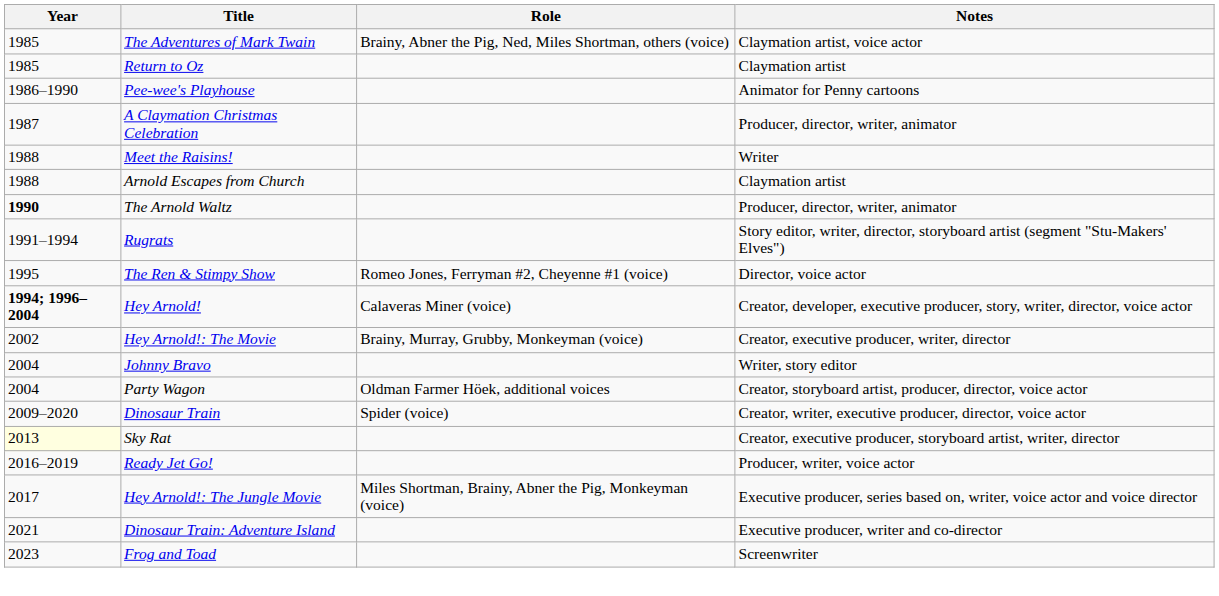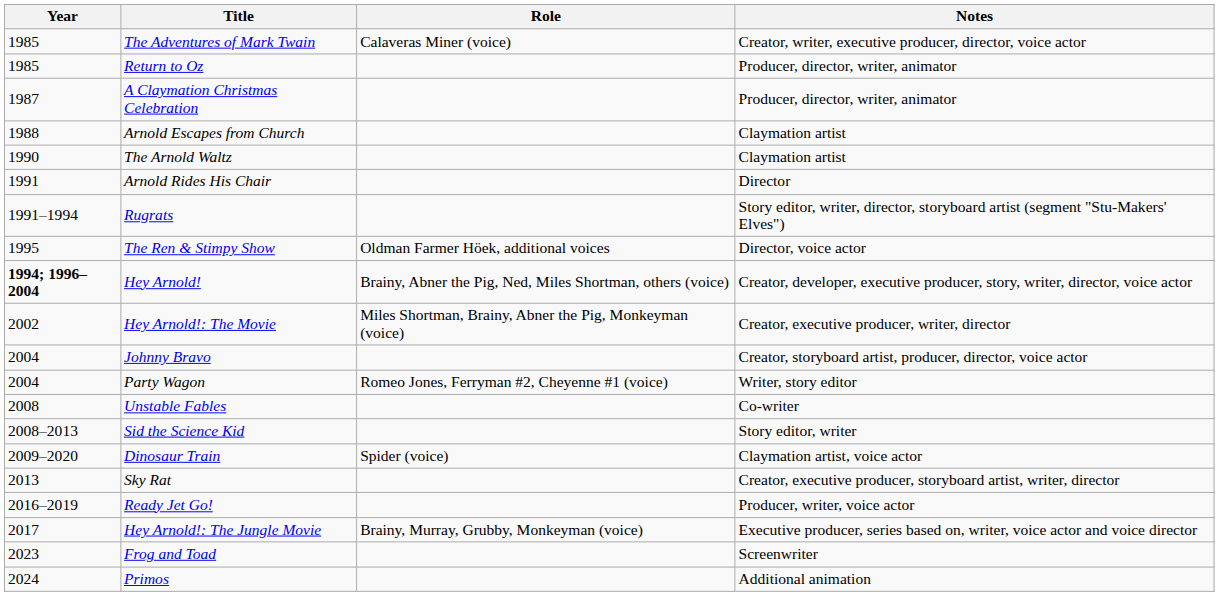(545, 41) Brainy, Abner the Pig, Ned, Miles Shortman, others (voice) -> (436, 41) Calaveras Miner (voice)
(830, 41) Claymation artist, voice actor -> (912, 41) Creator, writer, executive producer, director, voice actor
(792, 66) Claymation artist -> (848, 66) Producer, director, writer, animator
- row: (189, 90)
- row: (178, 157)
(24, 206) bold -> (24, 157) normal
(848, 206) Producer, director, writer, animator -> (792, 157) Claymation artist
+ row: (198, 181)
(514, 273) Romeo Jones, Ferryman #2, Cheyenne #1 (voice) -> (485, 248) Oldman Farmer Höek, additional voices
(436, 306) Calaveras Miner (voice) -> (545, 281) Brainy, Abner the Pig, Ned, Miles Shortman, others (voice)
(502, 339) Brainy, Murray, Grubby, Monkeyman (voice) -> (524, 324) Miles Shortman, Brainy, Abner the Pig, Monkeyman (voice)
(798, 364) Writer, story editor -> (913, 357) Creator, storyboard artist, producer, director, voice actor
(485, 389) Oldman Farmer Höek, additional voices -> (514, 382) Romeo Jones, Ferryman #2, Cheyenne #1 (voice)
(913, 389) Creator, storyboard artist, producer, director, voice actor -> (798, 382) Writer, story editor
+ row: (175, 406)
+ row: (184, 431)
(912, 413) Creator, writer, executive producer, director, voice actor -> (830, 455) Claymation artist, voice actor
(24, 438) lightyellow background -> (24, 480) no background
(524, 496) Miles Shortman, Brainy, Abner the Pig, Monkeyman (voice) -> (502, 529) Brainy, Murray, Grubby, Monkeyman (voice)
- row: (229, 529)
+ row: (147, 578)
